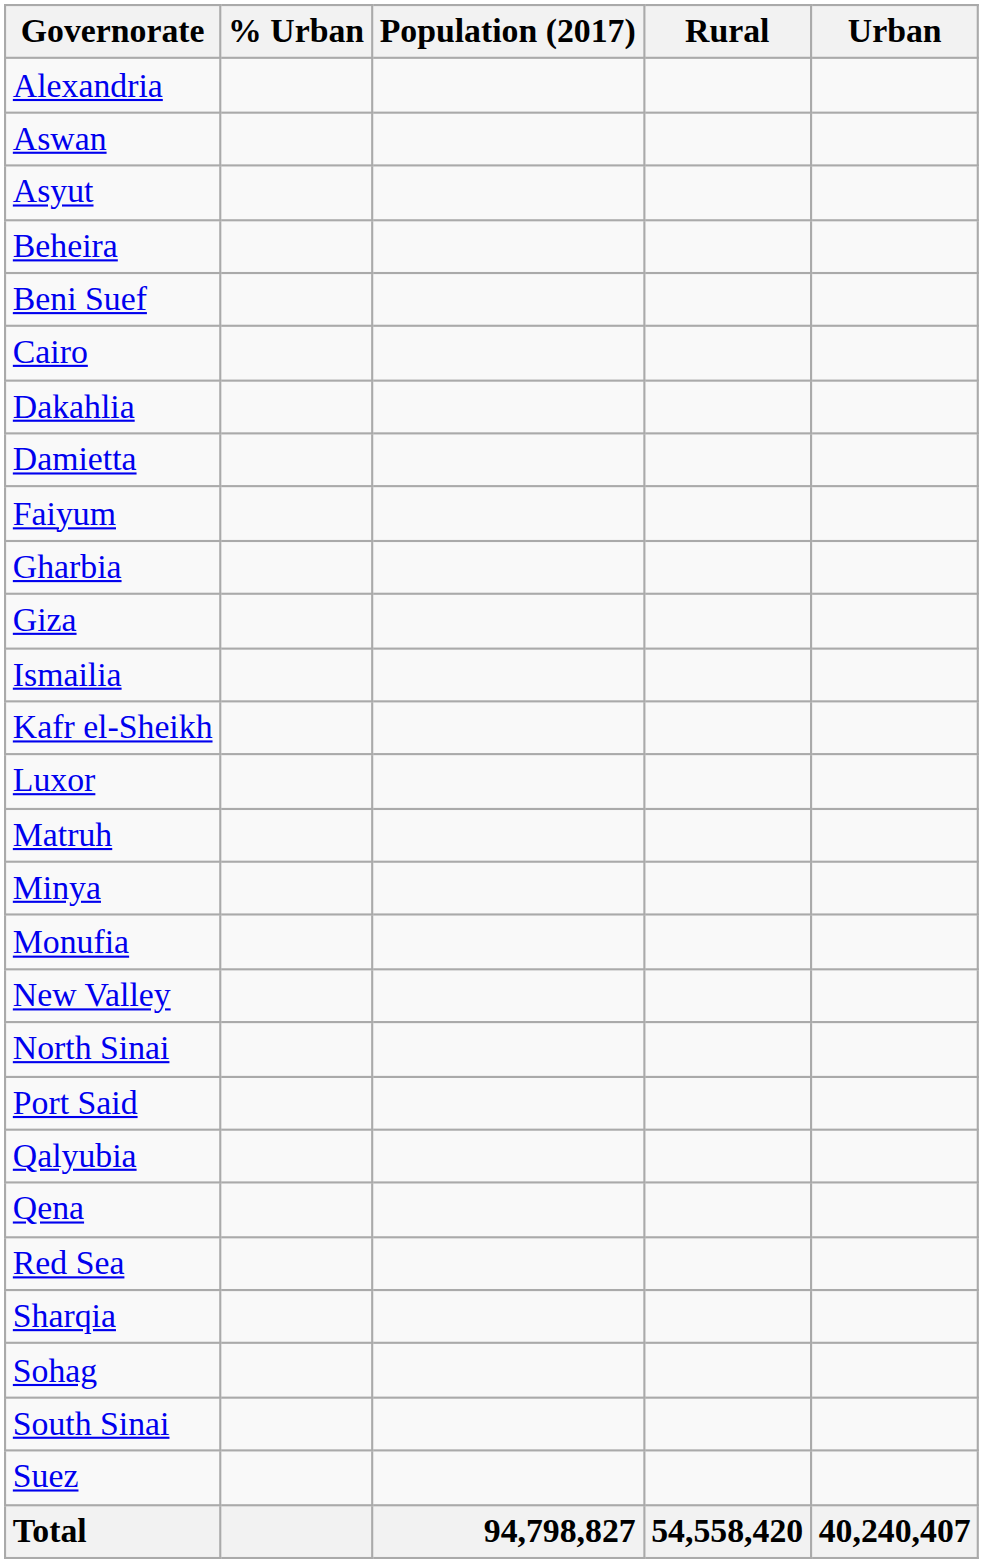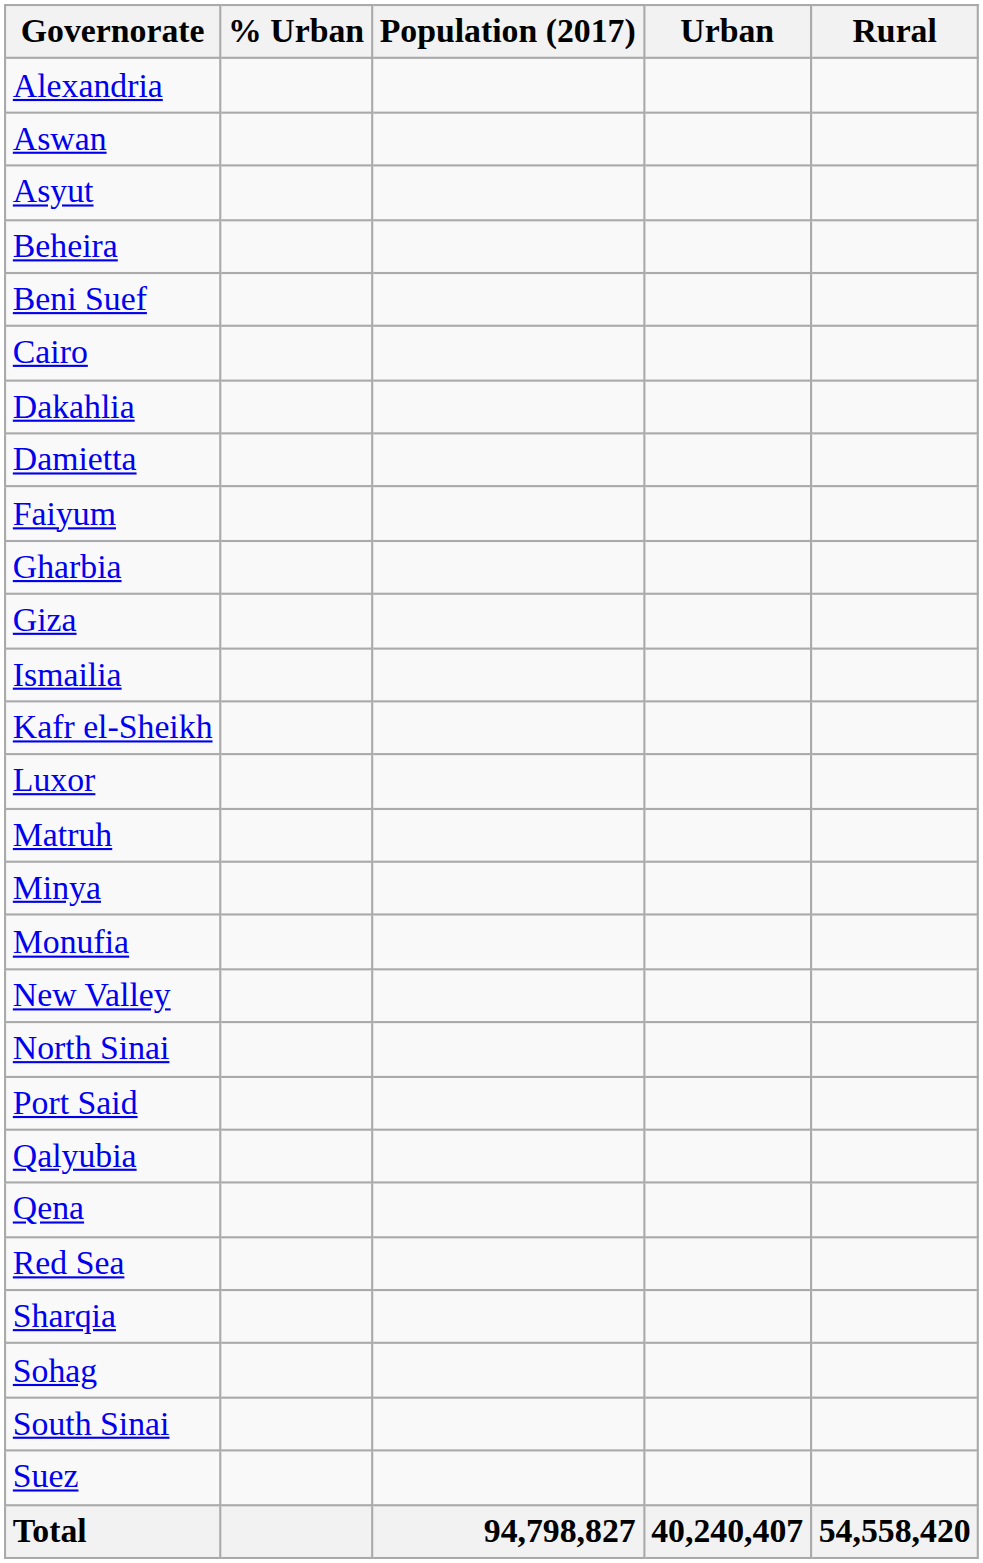columns swapped: (727, 31) <-> (895, 31)
